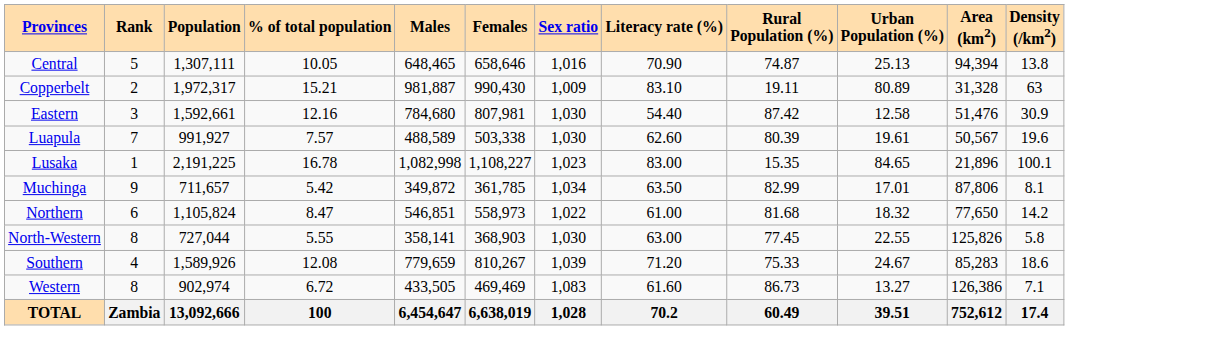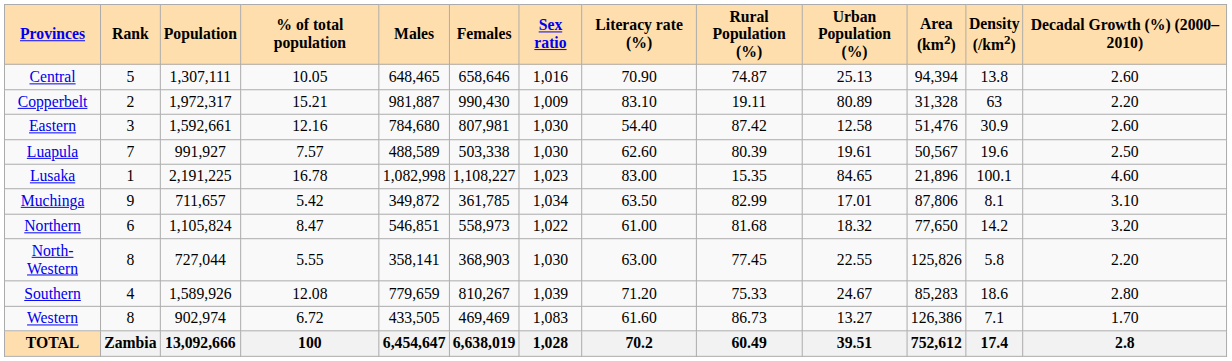+ column: (1125, 34)
